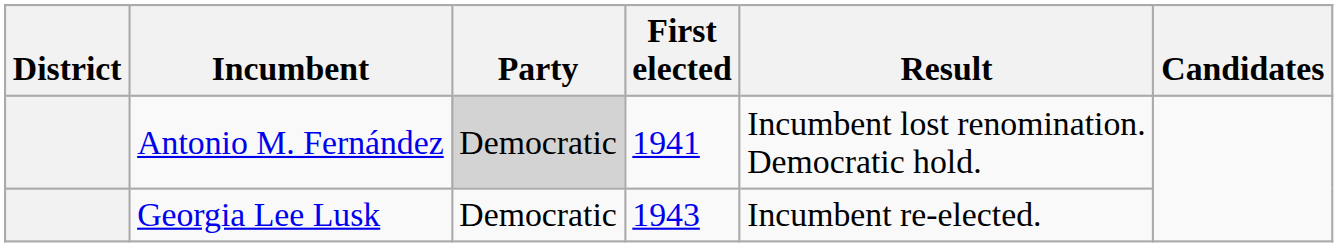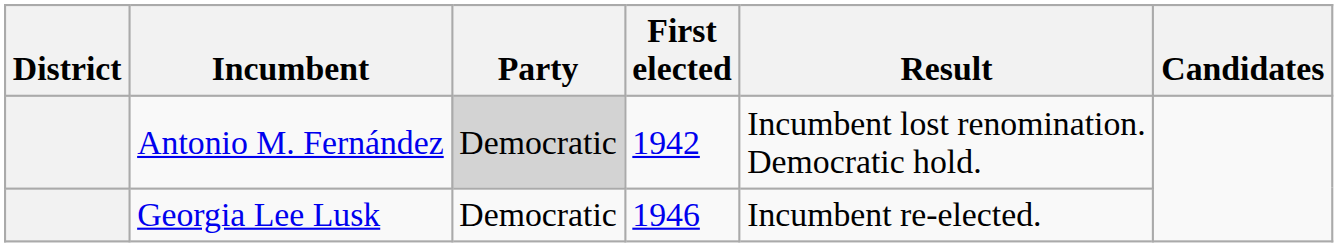(666, 141) 1941 -> (666, 141) 1942
(666, 214) 1943 -> (666, 214) 1946
